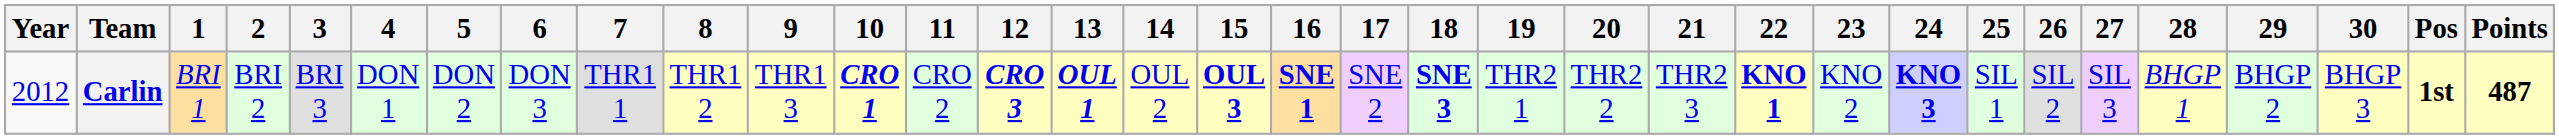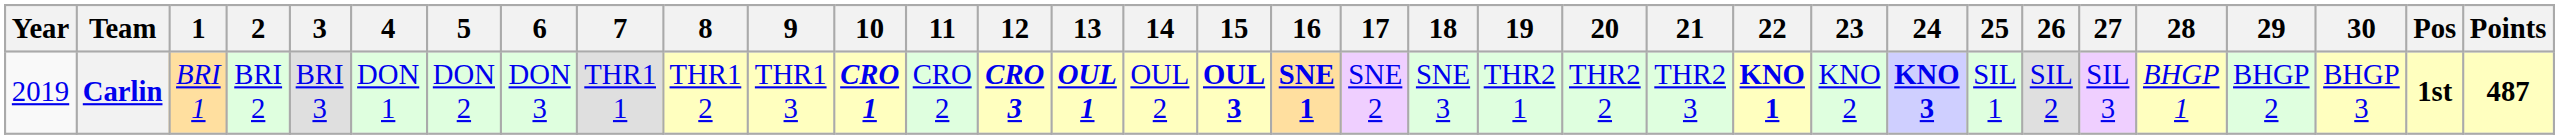(41, 91) 2012 -> (41, 91) 2019
(1444, 91) bold -> (1443, 91) normal
